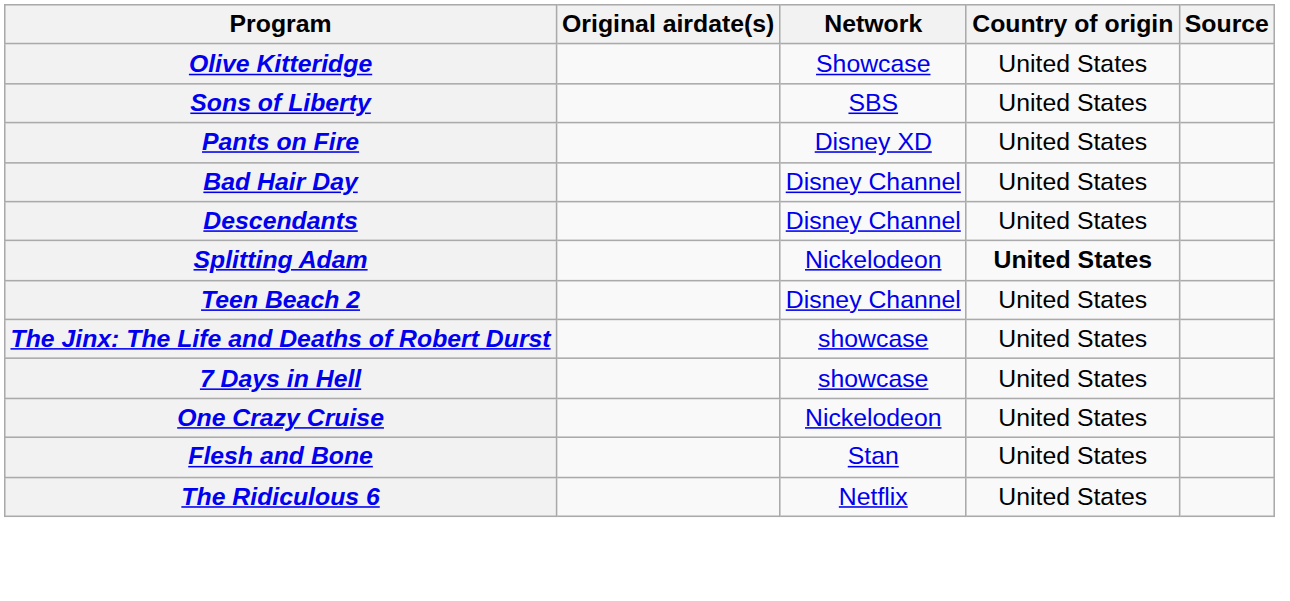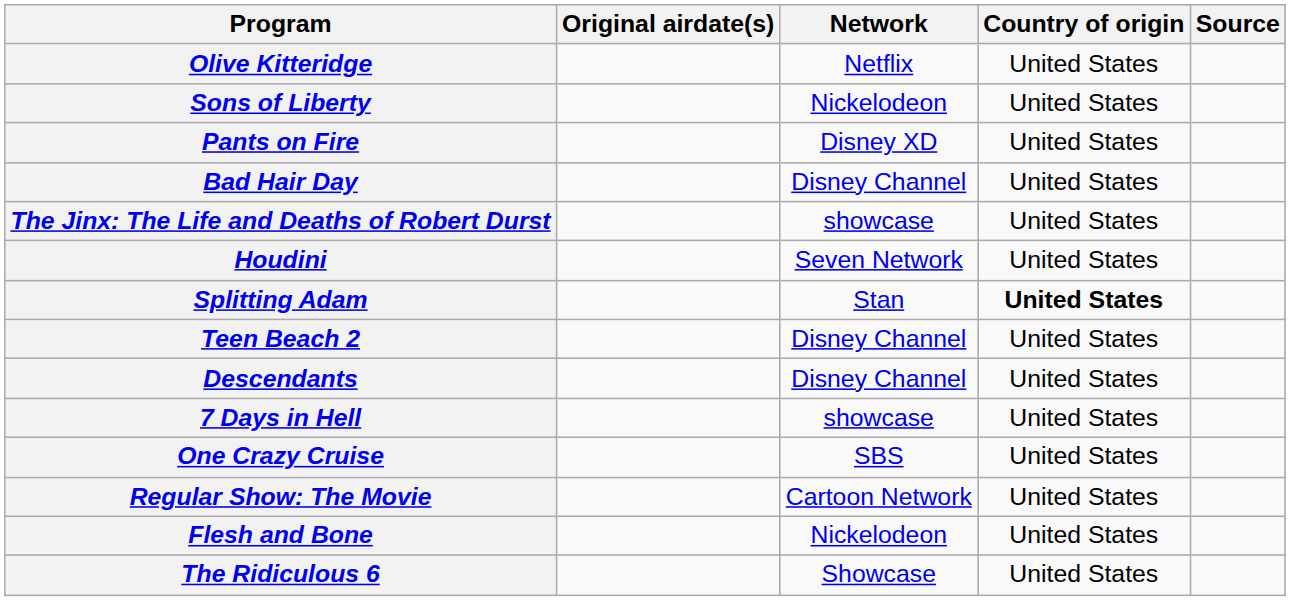(873, 63) Showcase -> (879, 63) Netflix
(873, 102) SBS -> (879, 102) Nickelodeon
rows swapped: (281, 338) <-> (281, 220)
+ row: (281, 260)
(873, 260) Nickelodeon -> (879, 299) Stan
(873, 417) Nickelodeon -> (879, 456) SBS
+ row: (281, 496)
(873, 456) Stan -> (879, 535) Nickelodeon
(873, 496) Netflix -> (879, 574) Showcase
